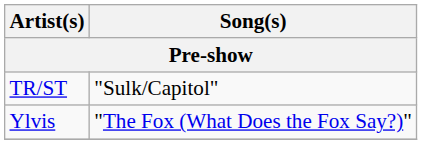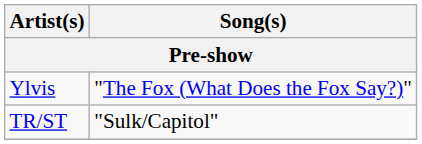rows swapped: (38, 88) <-> (32, 121)
